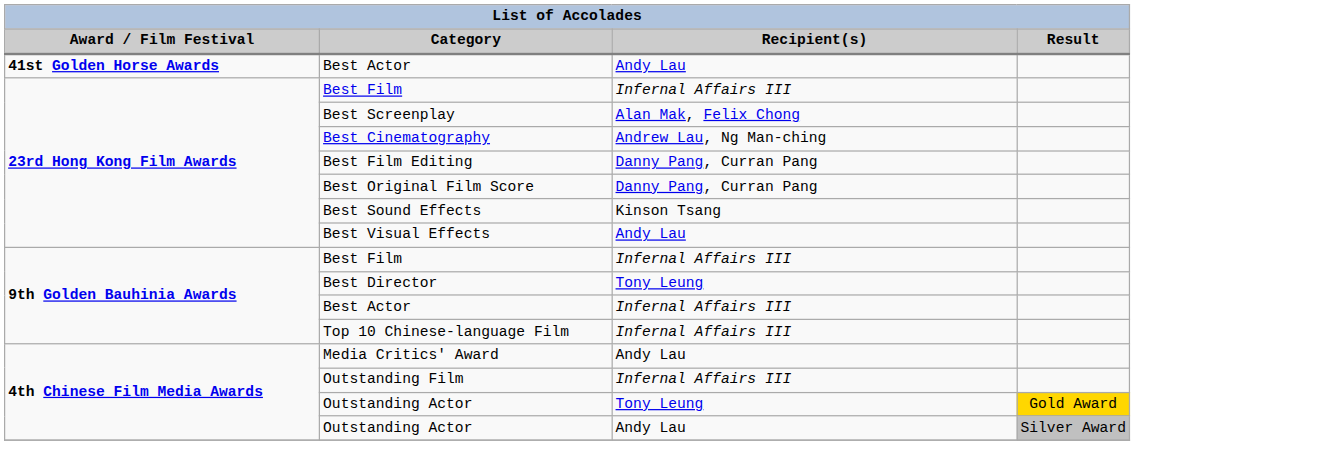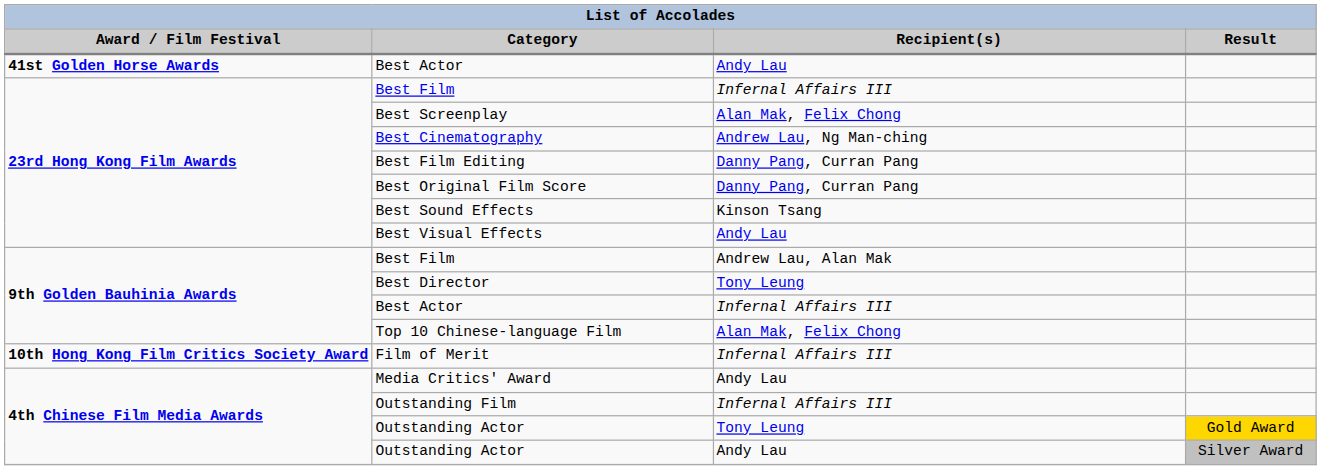(703, 259) Infernal Affairs III -> (804, 259) Andrew Lau, Alan Mak
(703, 332) Infernal Affairs III -> (809, 332) Alan Mak, Felix Chong
+ row: (188, 356)
